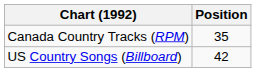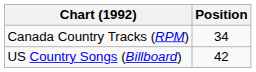(221, 36) 35 -> (221, 36) 34
